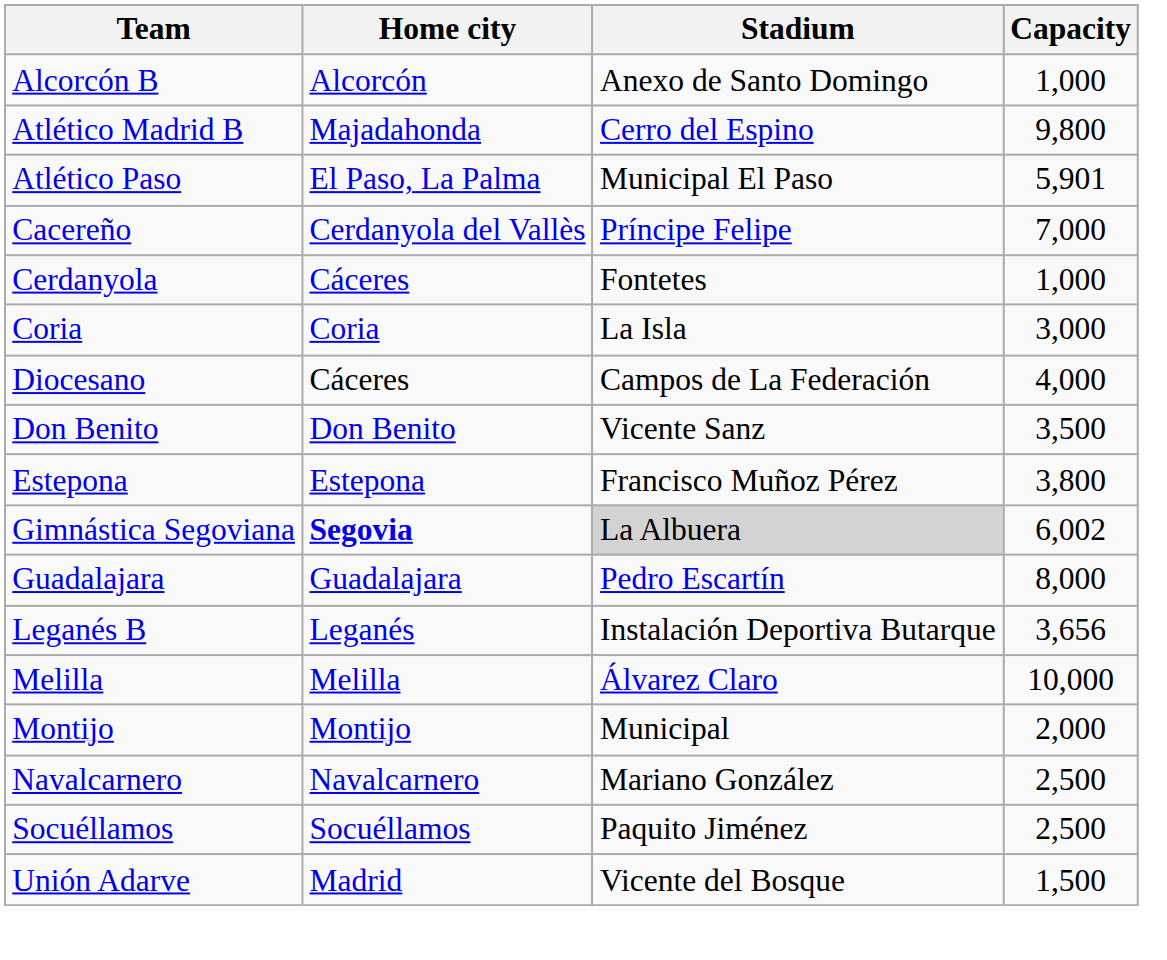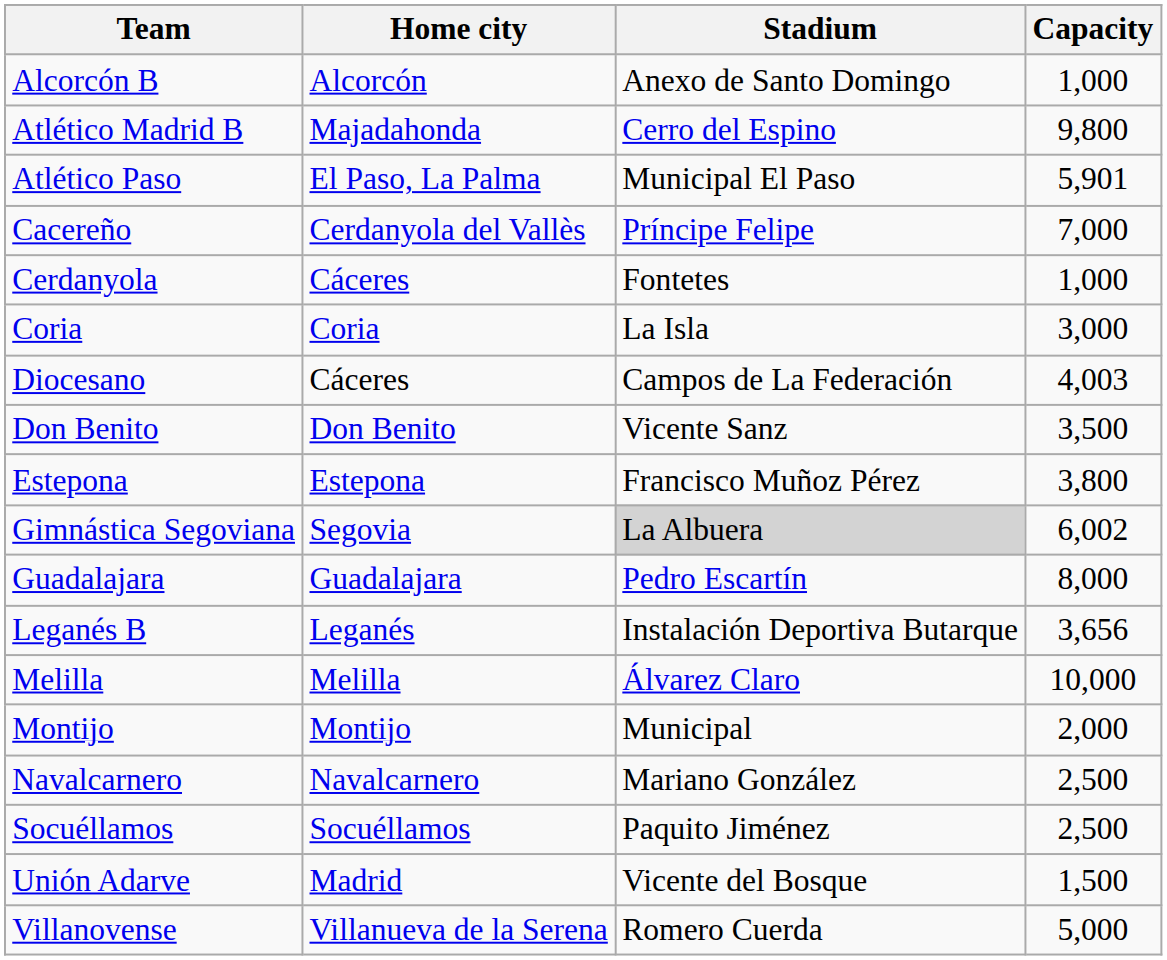(1071, 379) 4,000 -> (1093, 379) 4,003
(361, 529) bold -> (360, 529) normal
+ row: (94, 929)
